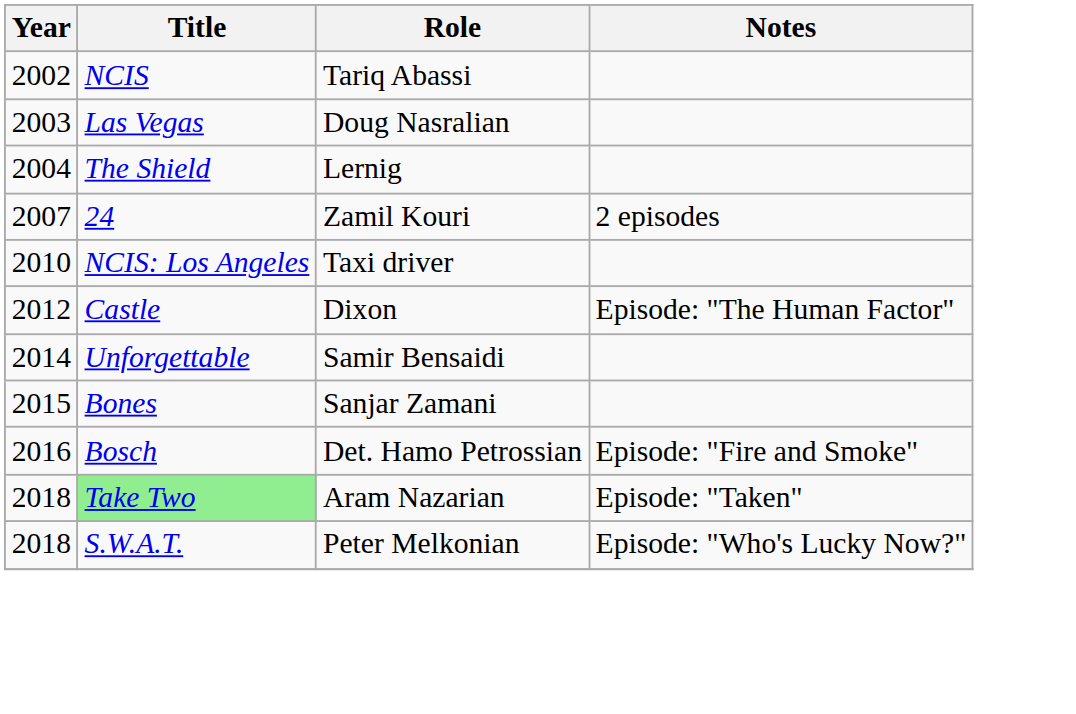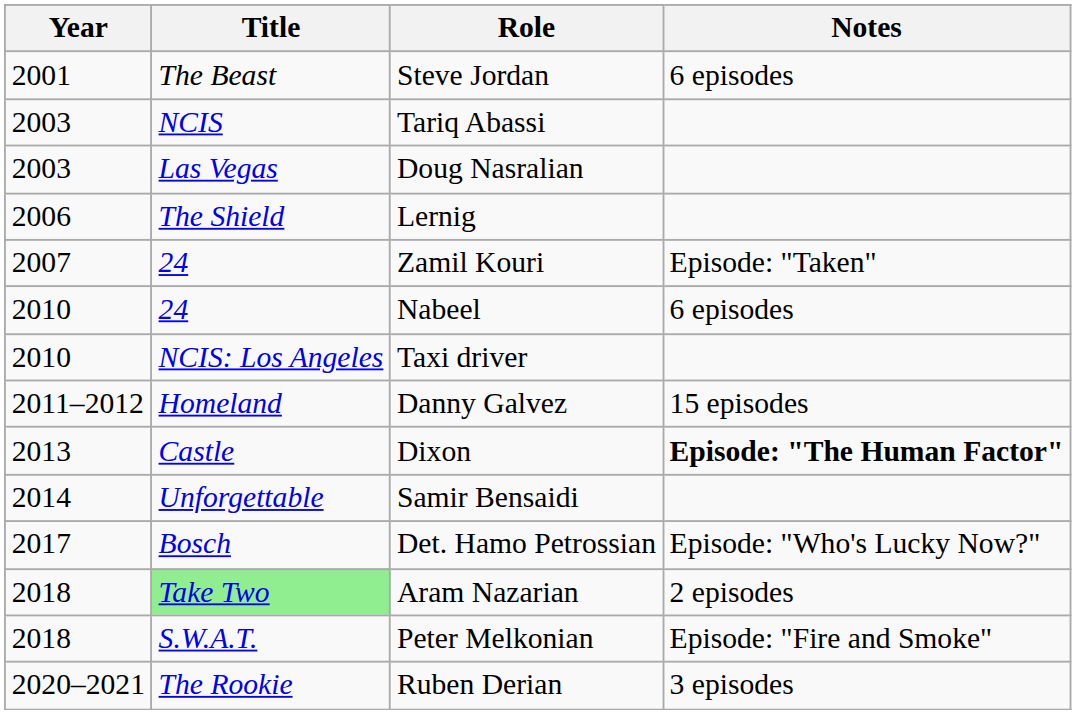+ row: (473, 74)
(41, 74) 2002 -> (41, 121) 2003
(41, 168) 2004 -> (41, 215) 2006
(658, 215) 2 episodes -> (773, 262) Episode: "Taken"
+ row: (439, 309)
+ row: (482, 403)
(41, 309) 2012 -> (41, 450) 2013
(775, 309) normal -> (867, 450) bold
- row: (410, 403)
(41, 450) 2016 -> (41, 544) 2017
(757, 450) Episode: "Fire and Smoke" -> (855, 544) Episode: "Who's Lucky Now?"
(699, 497) Episode: "Taken" -> (732, 591) 2 episodes
(781, 544) Episode: "Who's Lucky Now?" -> (831, 638) Episode: "Fire and Smoke"
+ row: (480, 685)
